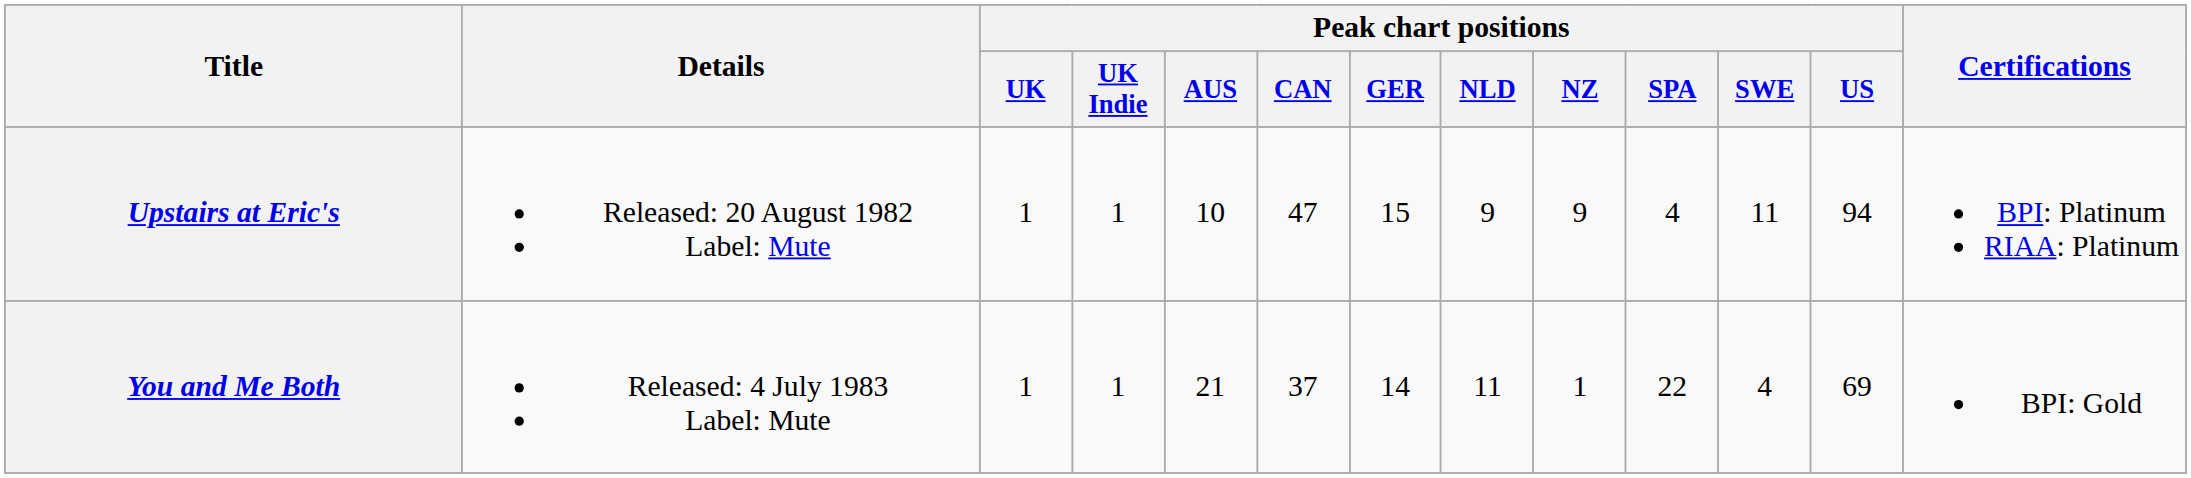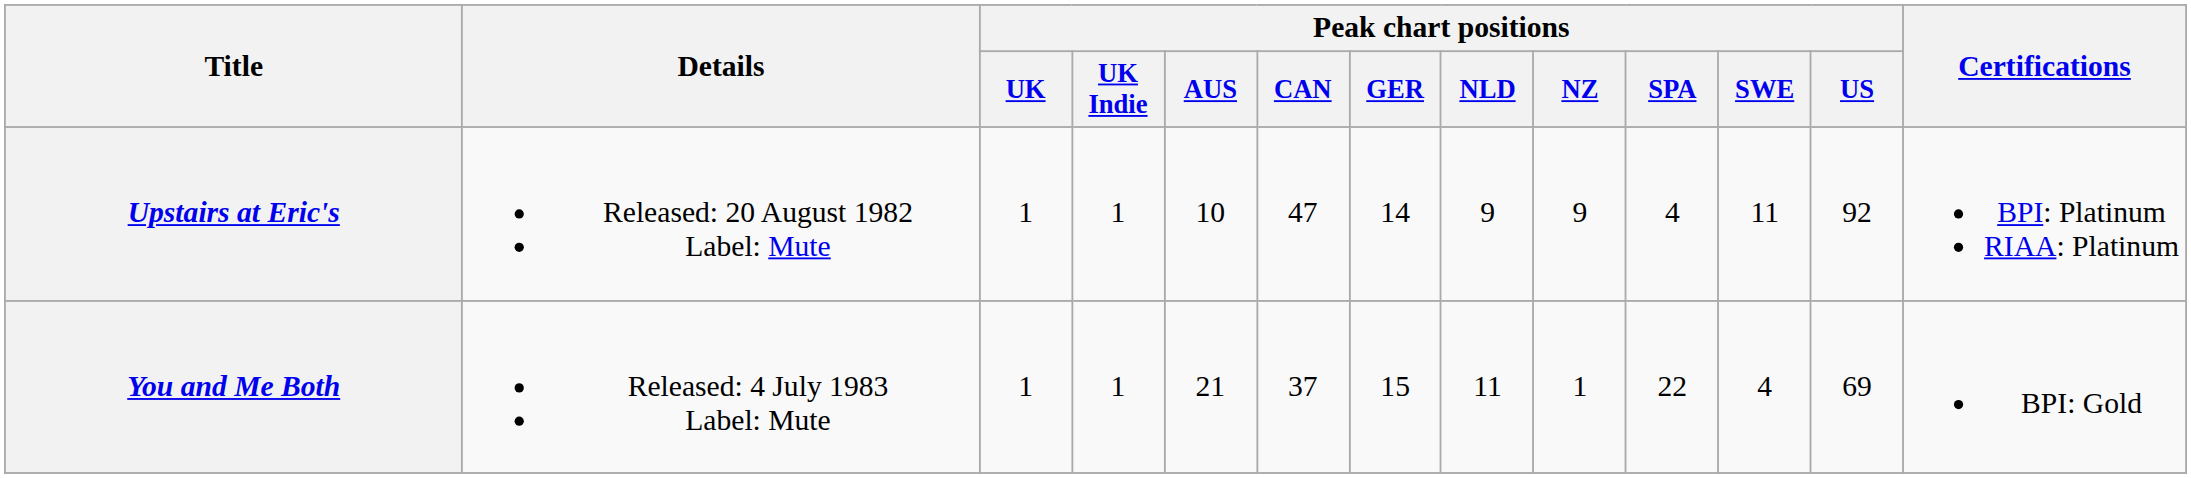(1395, 213) 15 -> (1395, 213) 14
(1857, 213) 94 -> (1857, 213) 92
(1395, 385) 14 -> (1395, 385) 15
